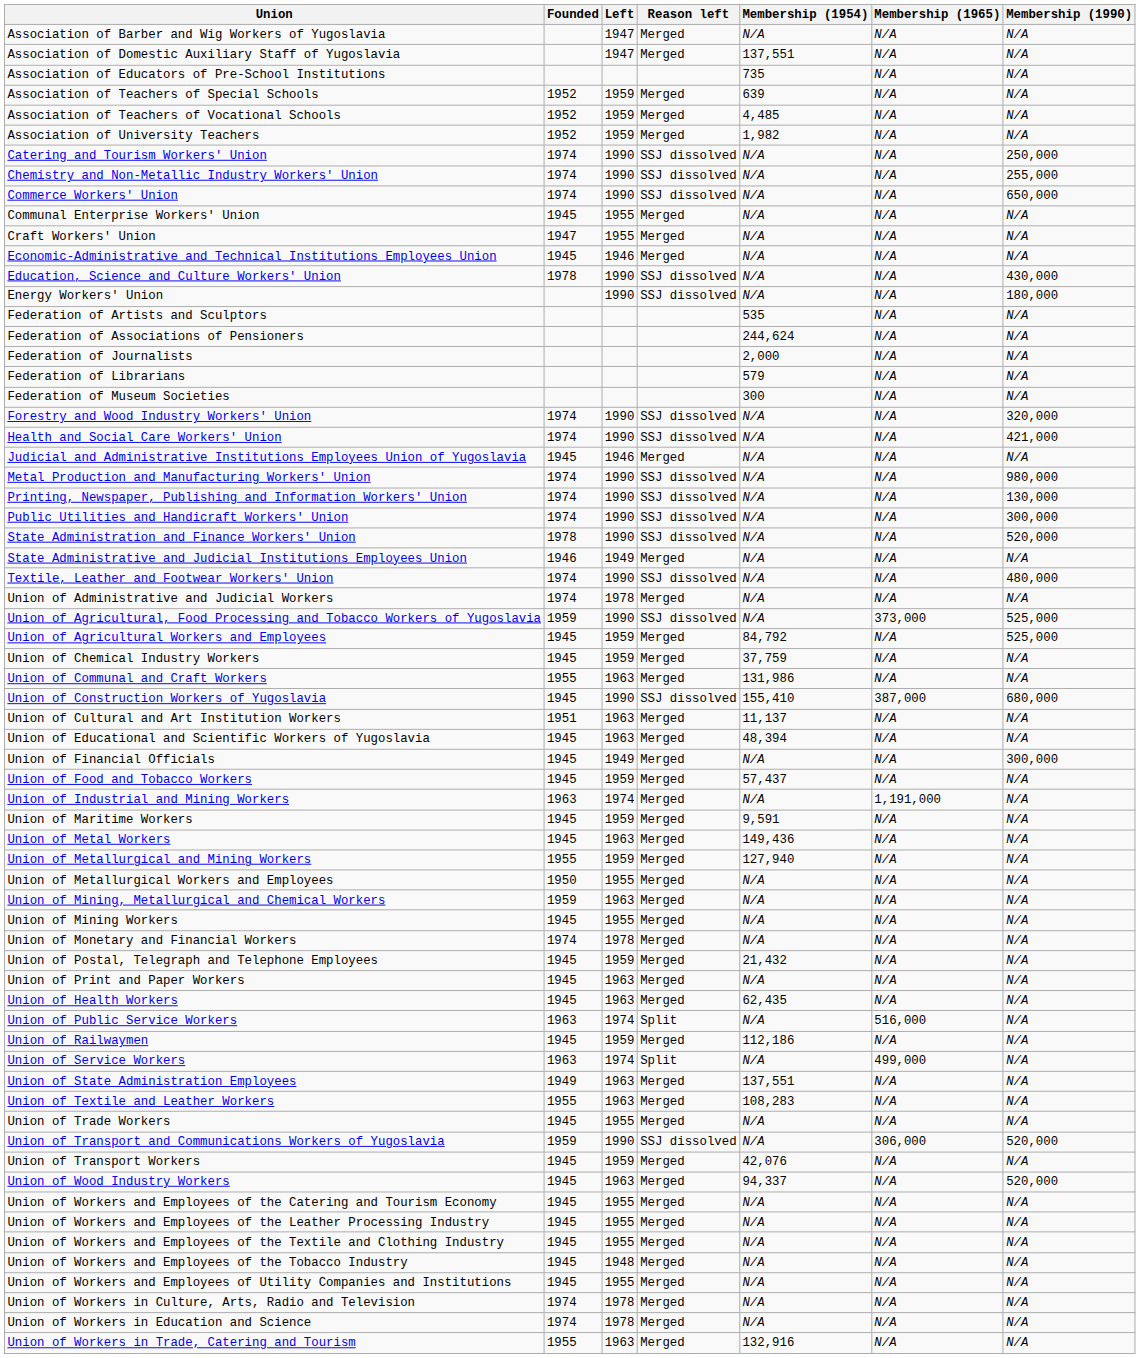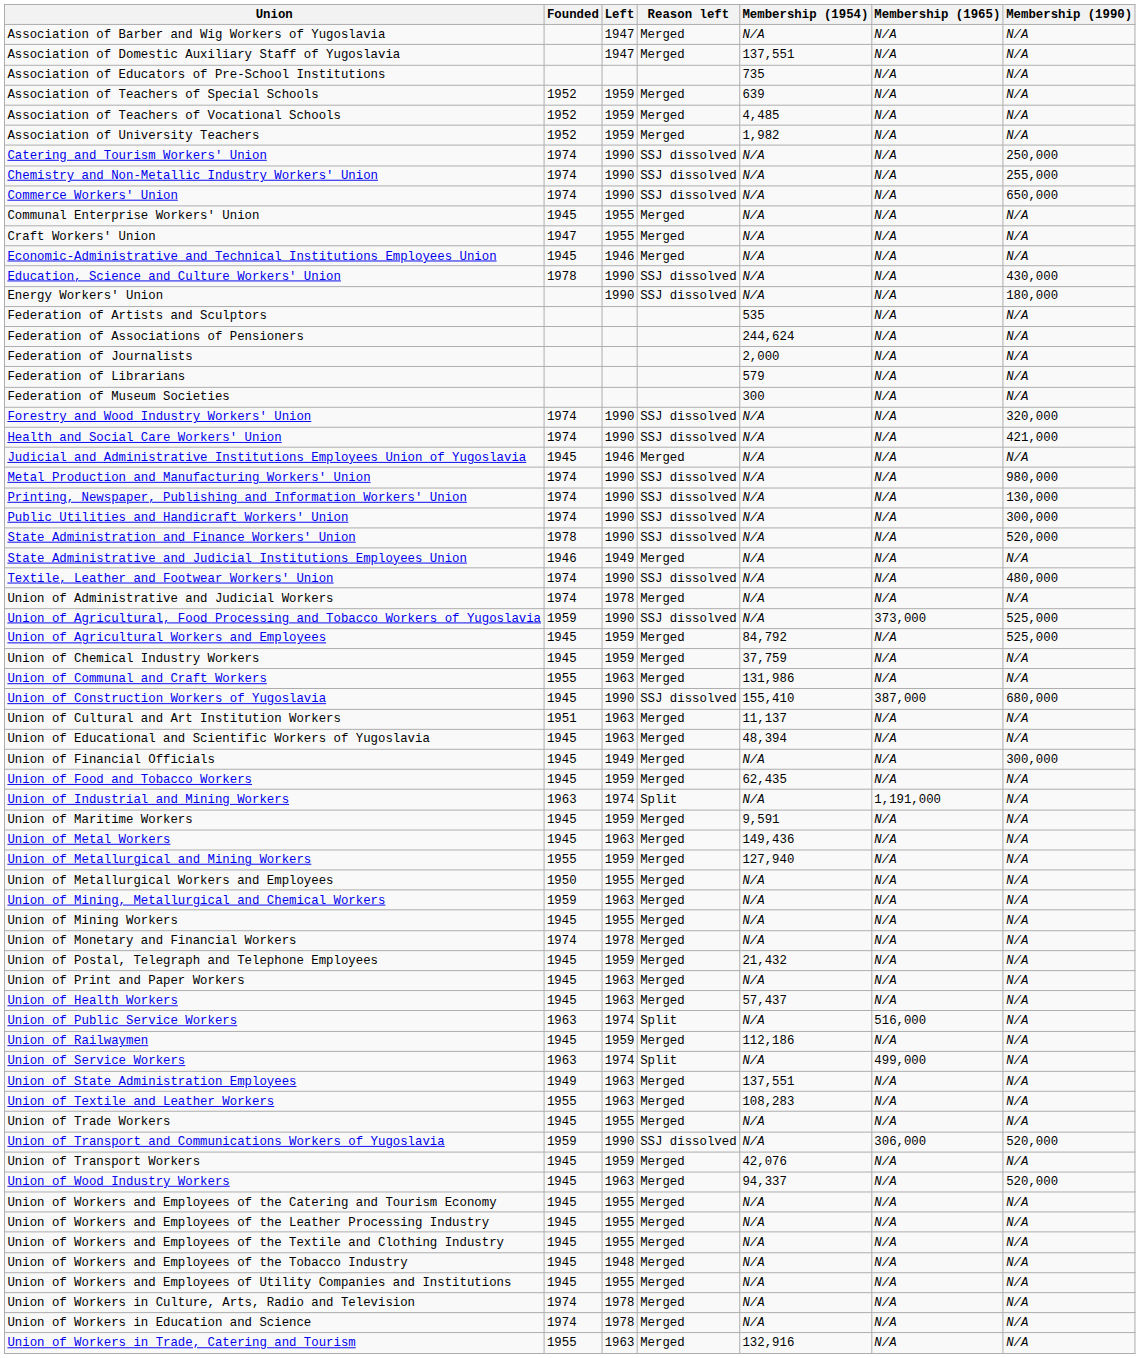(765, 779) 57,437 -> (765, 779) 62,435
(662, 800) Merged -> (659, 800) Split
(765, 1001) 62,435 -> (765, 1001) 57,437
